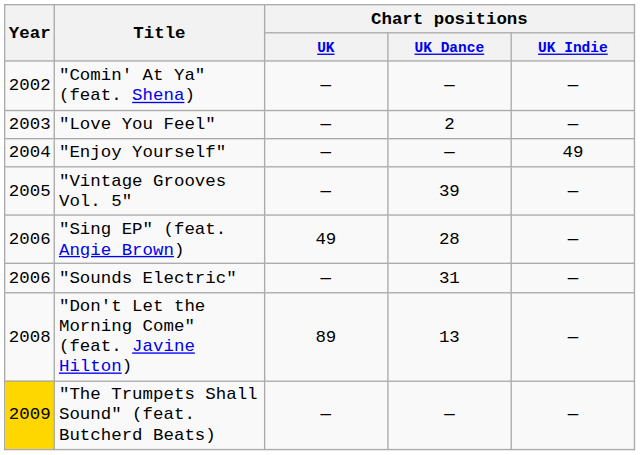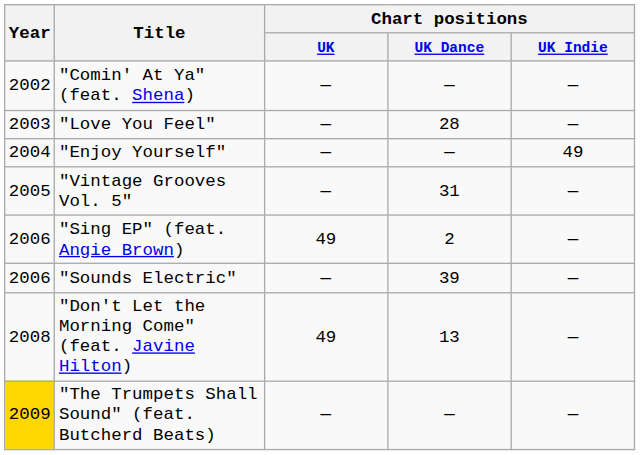(449, 124) 2 -> (449, 124) 28
(449, 191) 39 -> (449, 191) 31
(449, 239) 28 -> (449, 239) 2
(449, 278) 31 -> (449, 278) 39
(326, 336) 89 -> (326, 336) 49
